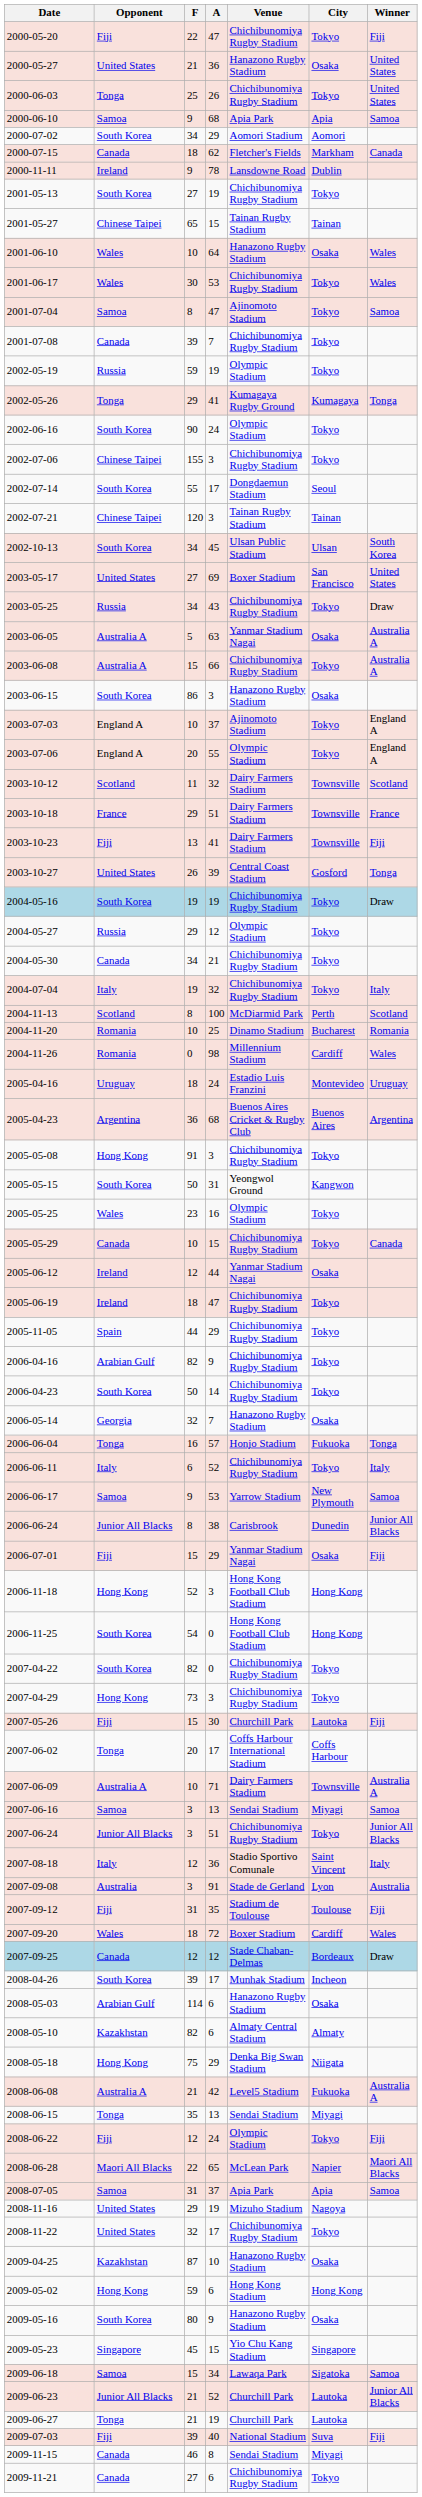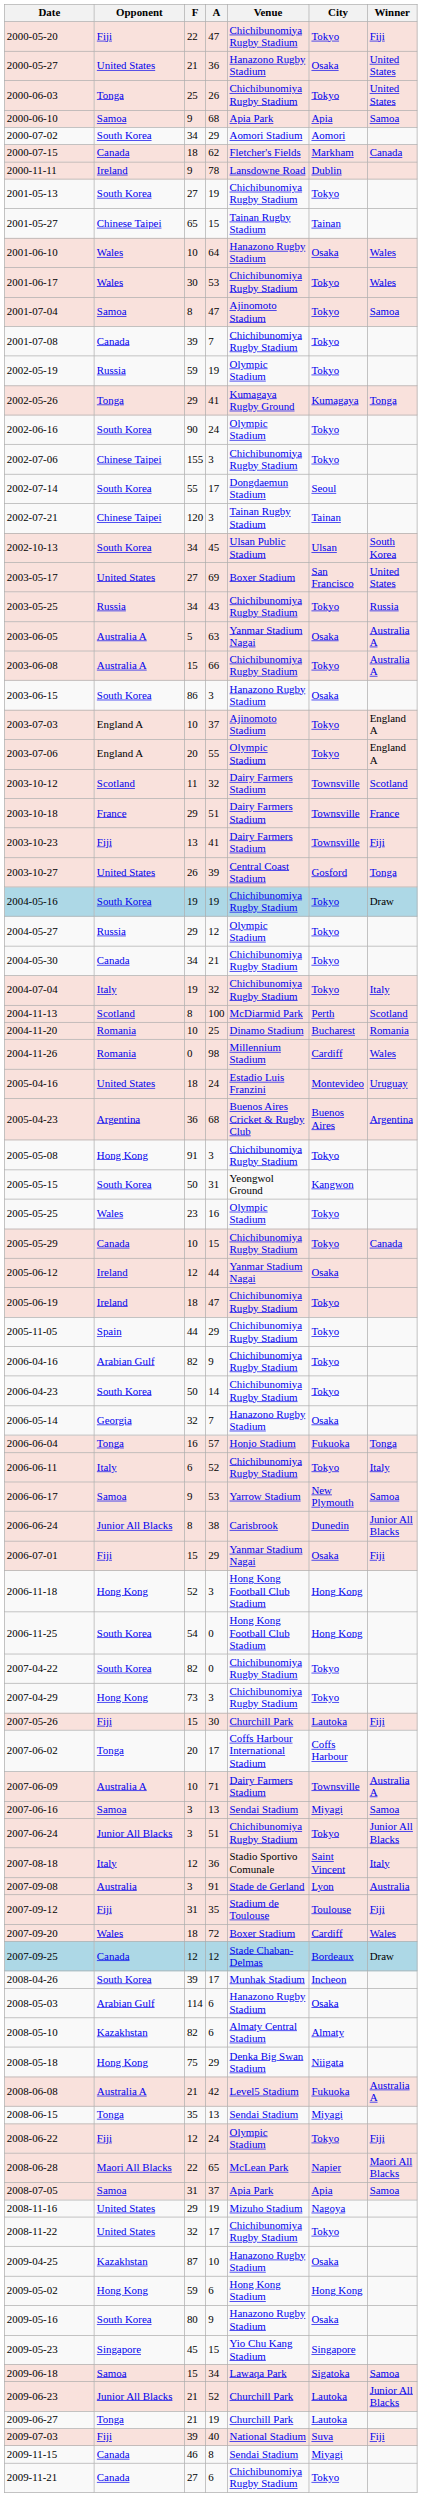(382, 606) Draw -> (384, 606) Russia
(116, 1083) Uruguay -> (126, 1083) United States
